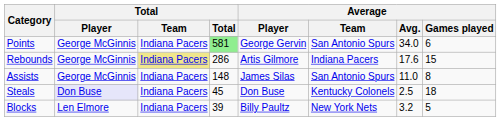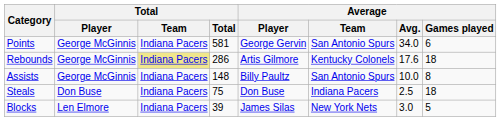(221, 44) lightgreen background -> (221, 44) no background
(345, 60) Indiana Pacers -> (353, 60) Kentucky Colonels
(431, 60) 15 -> (431, 60) 18
(267, 76) James Silas -> (265, 76) Billy Paultz
(409, 76) 11.0 -> (409, 76) 10.0
(79, 92) lavender background -> (79, 92) no background
(218, 92) 45 -> (218, 92) 75
(353, 92) Kentucky Colonels -> (345, 92) Indiana Pacers
(265, 108) Billy Paultz -> (267, 108) James Silas
(406, 108) 3.2 -> (406, 108) 3.0
